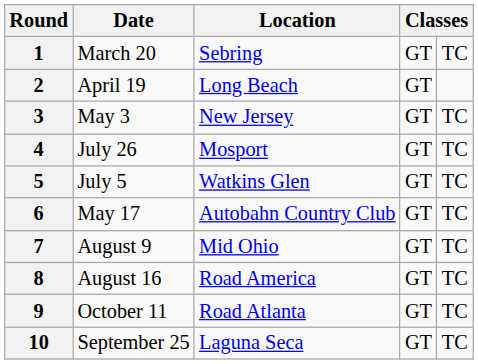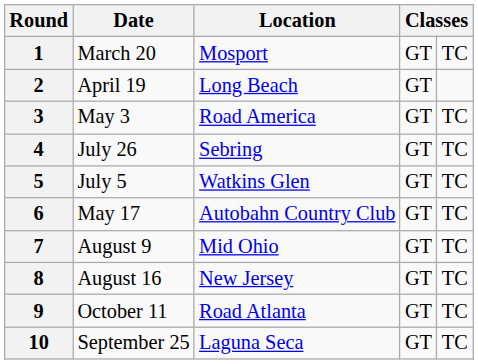(231, 52) Sebring -> (234, 52) Mosport
(246, 117) New Jersey -> (257, 117) Road America
(234, 149) Mosport -> (231, 149) Sebring
(257, 278) Road America -> (246, 278) New Jersey
